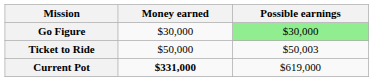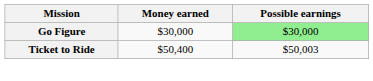(175, 49) $50,000 -> (175, 49) $50,400
- row: (62, 67)
